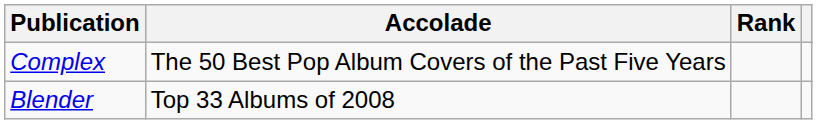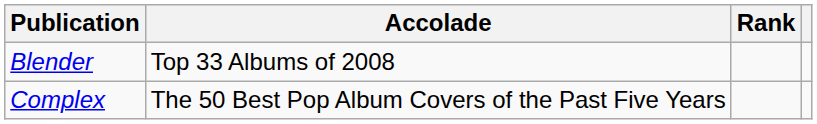rows swapped: (52, 99) <-> (58, 61)
